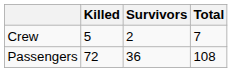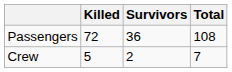rows swapped: (23, 36) <-> (43, 57)
